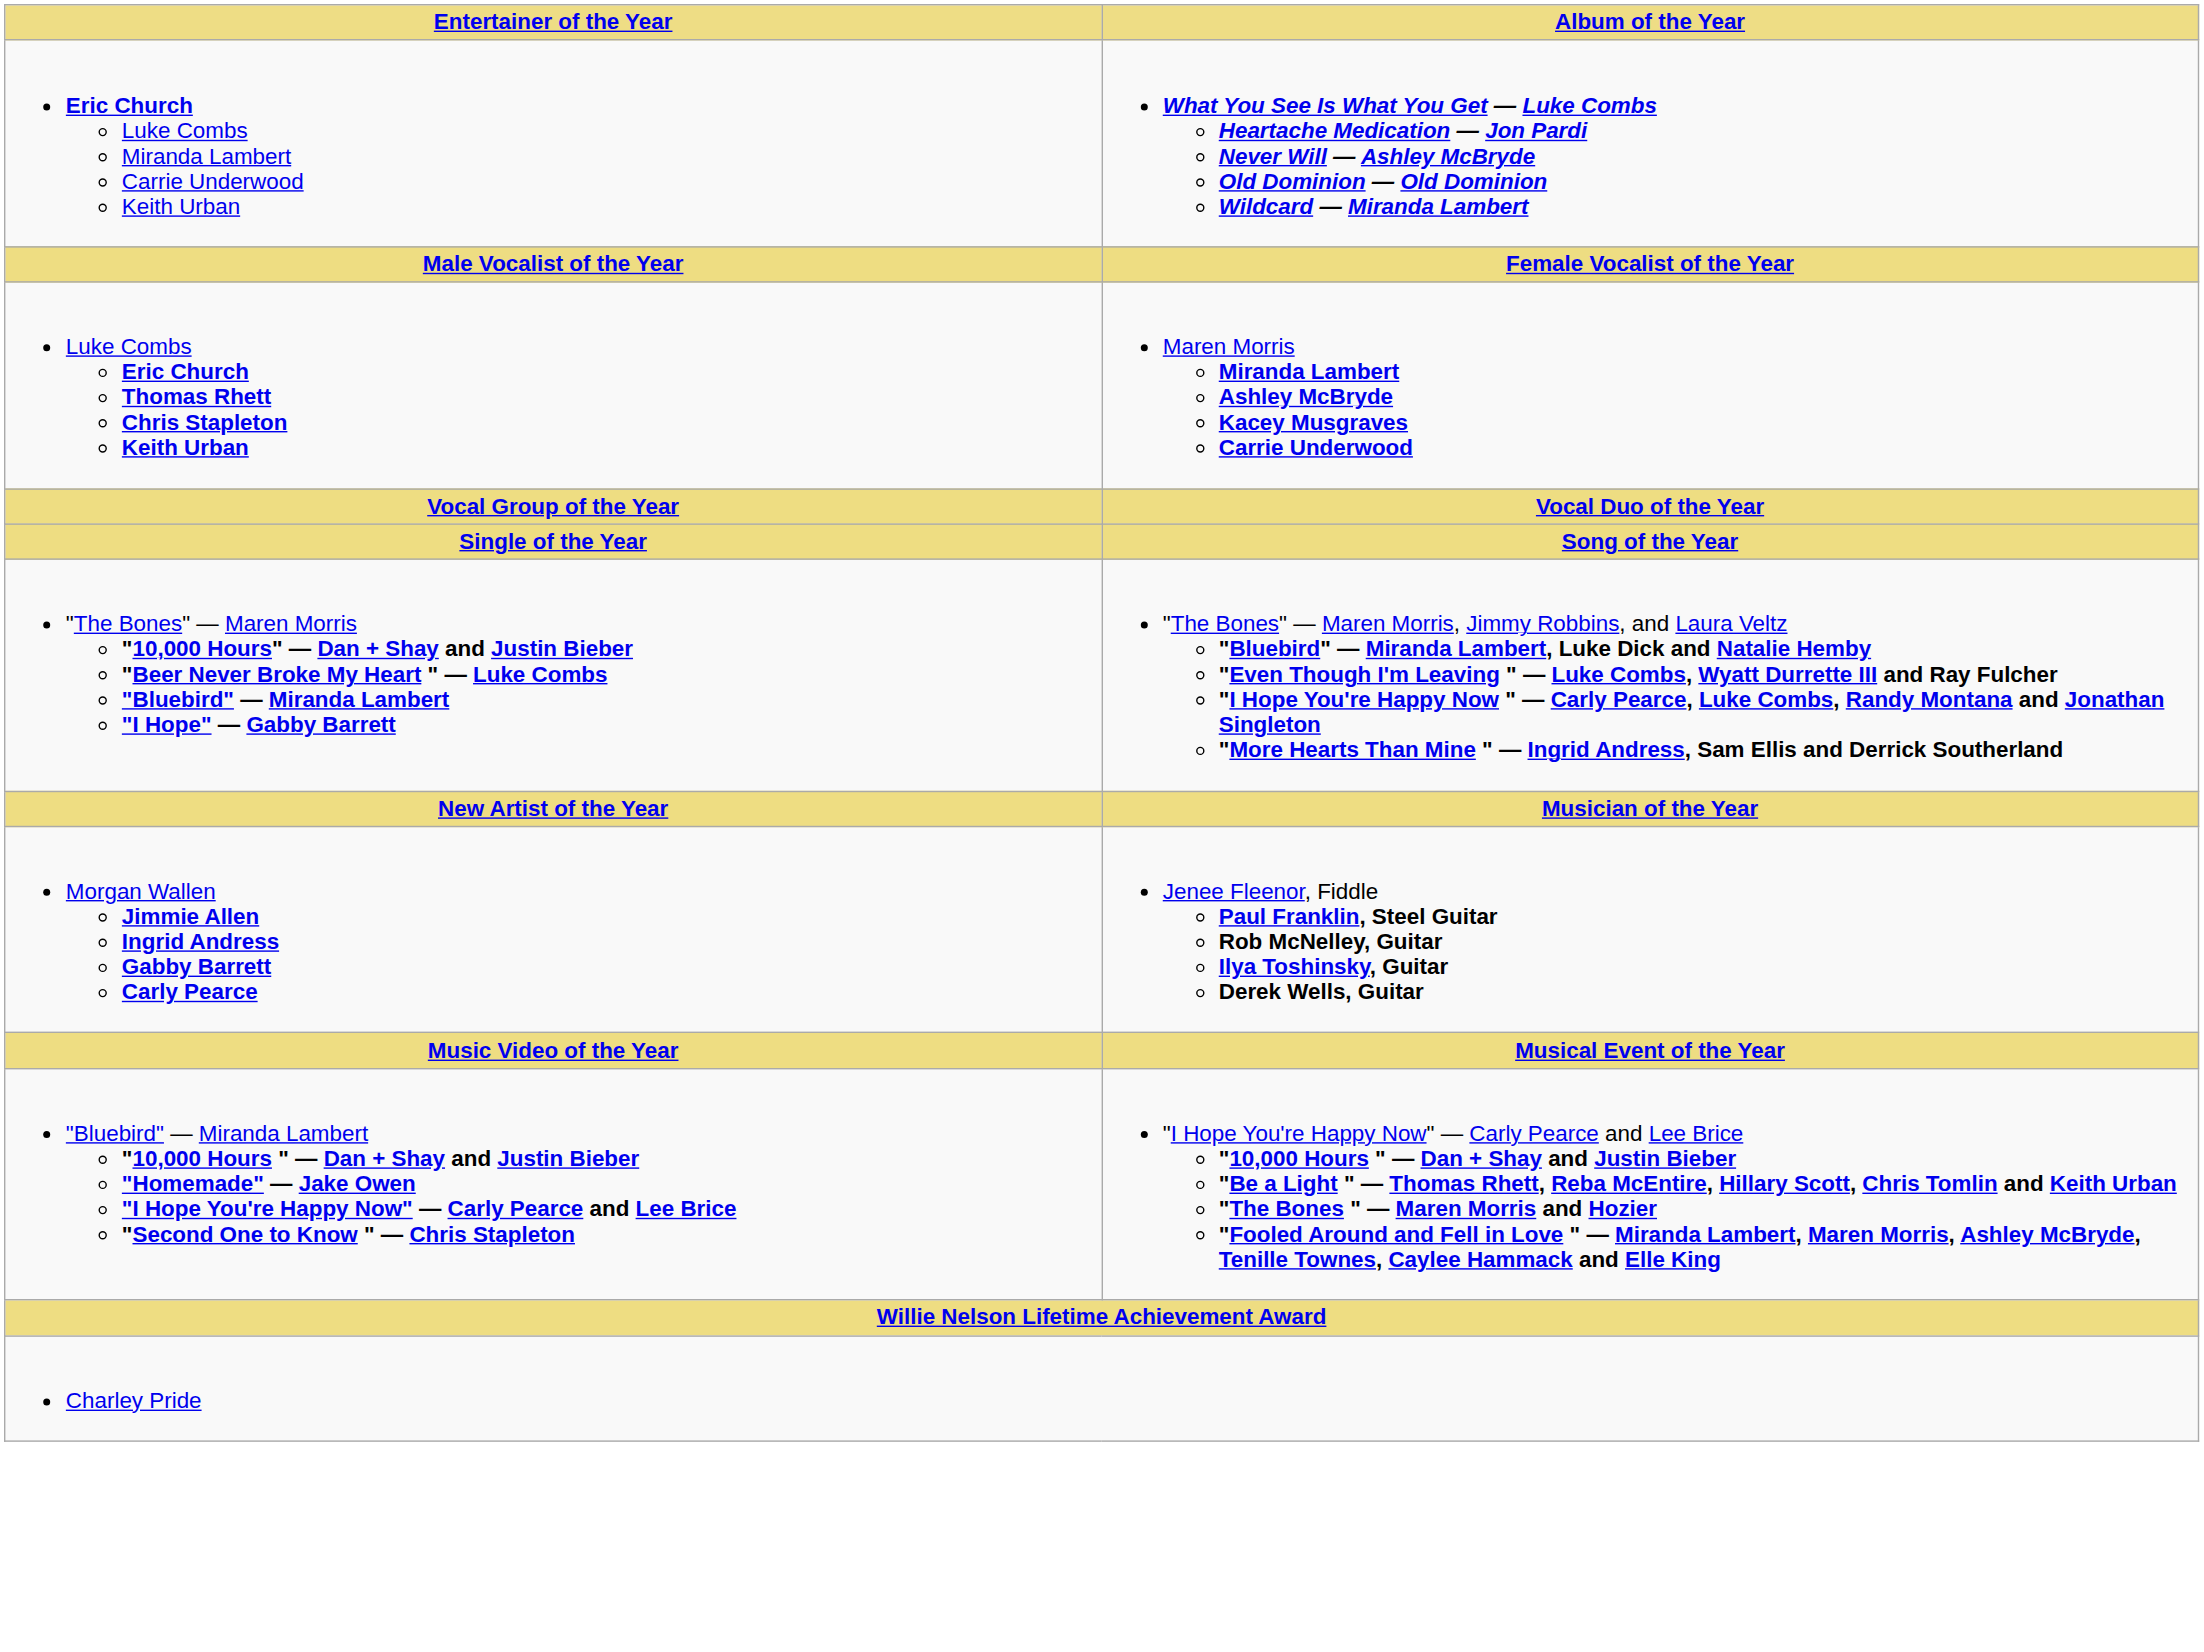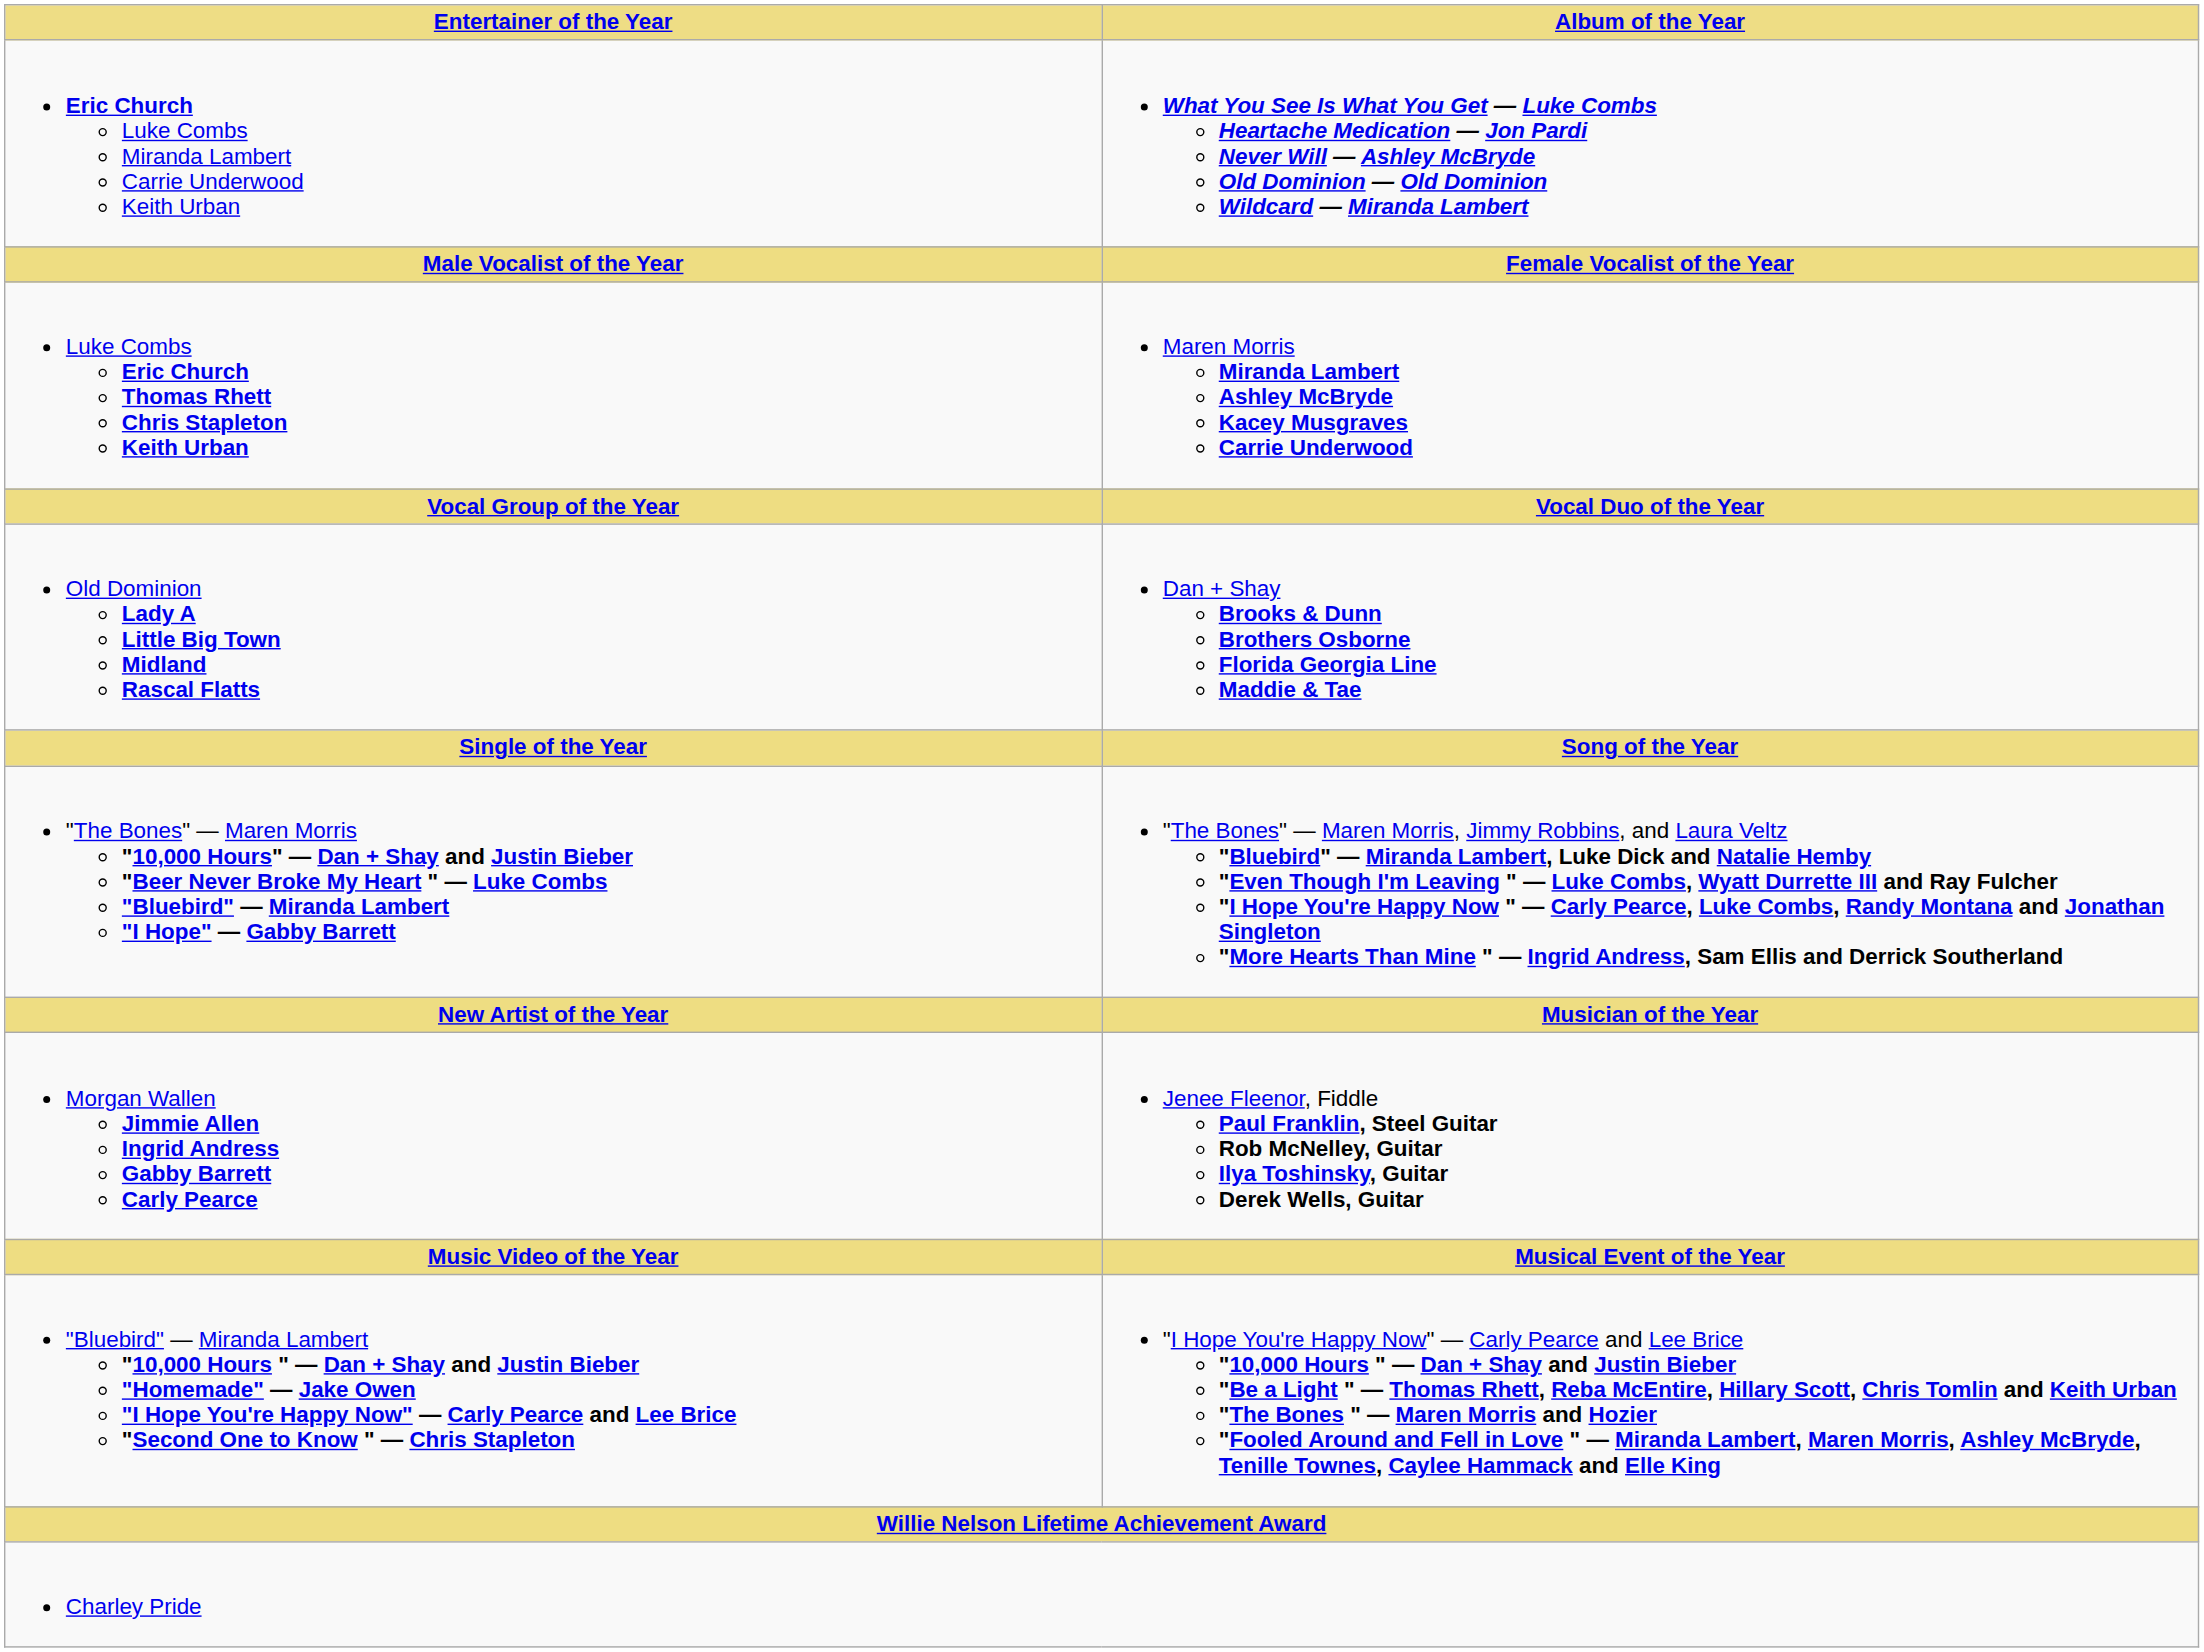+ row: (553, 640)
